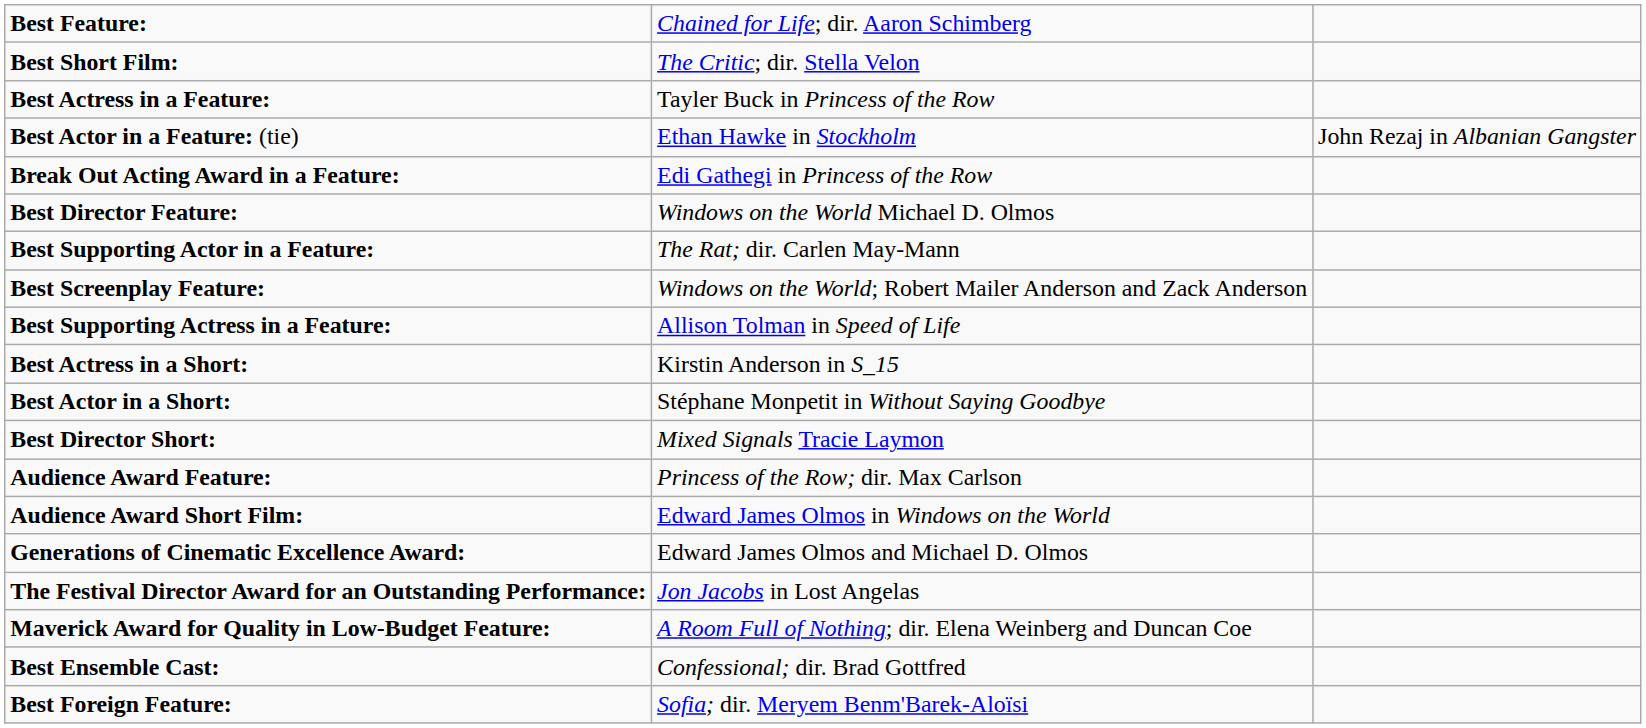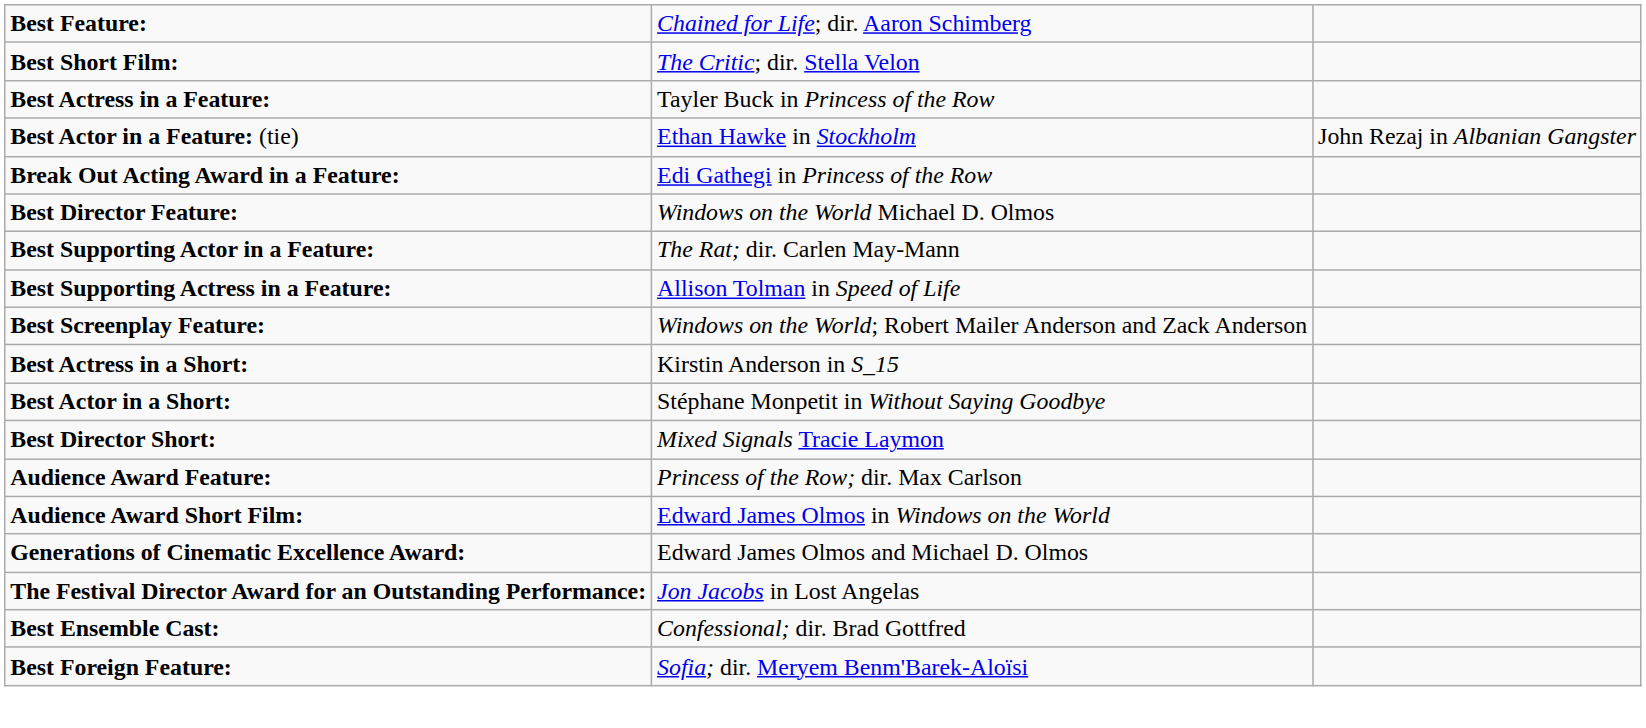rows swapped: (201, 325) <-> (138, 288)
- row: (280, 628)
